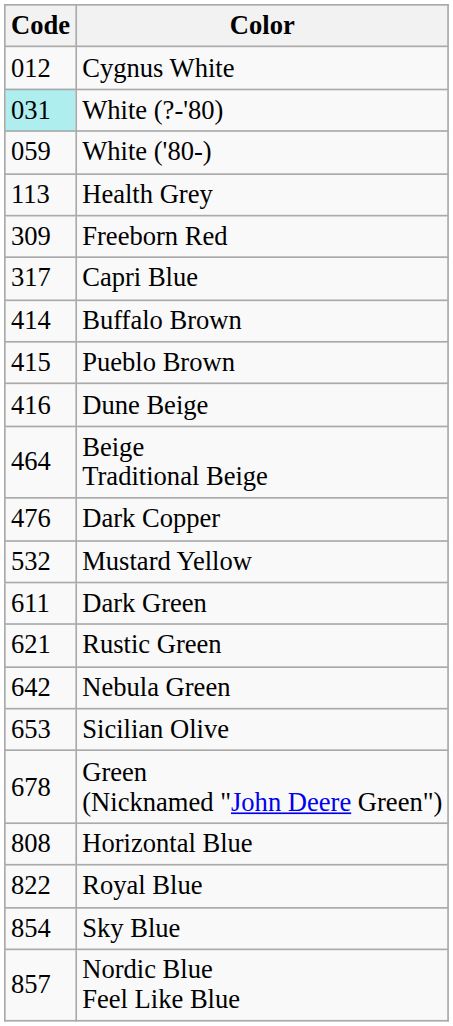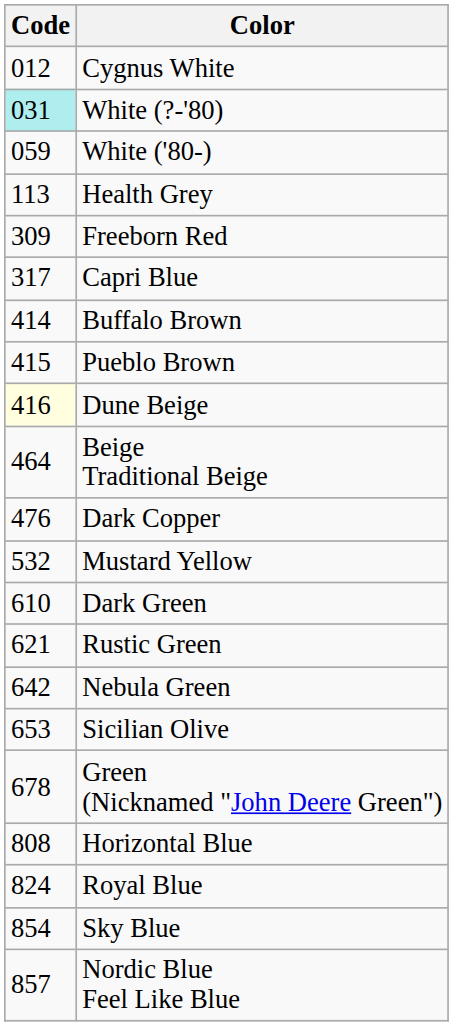(31, 404) no background -> (31, 404) lightyellow background
(30, 603) 611 -> (31, 603) 610
(31, 885) 822 -> (31, 885) 824
